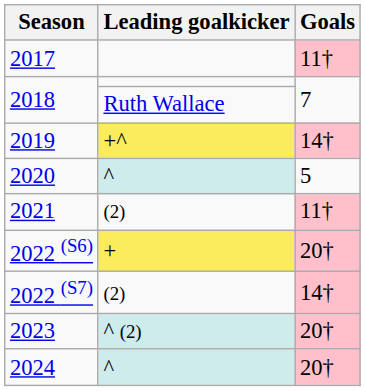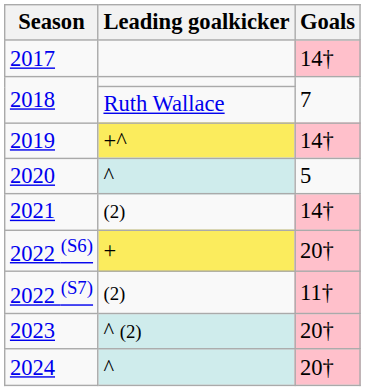(316, 58) 11† -> (317, 58) 14†
(316, 211) 11† -> (317, 211) 14†
(317, 292) 14† -> (316, 292) 11†
